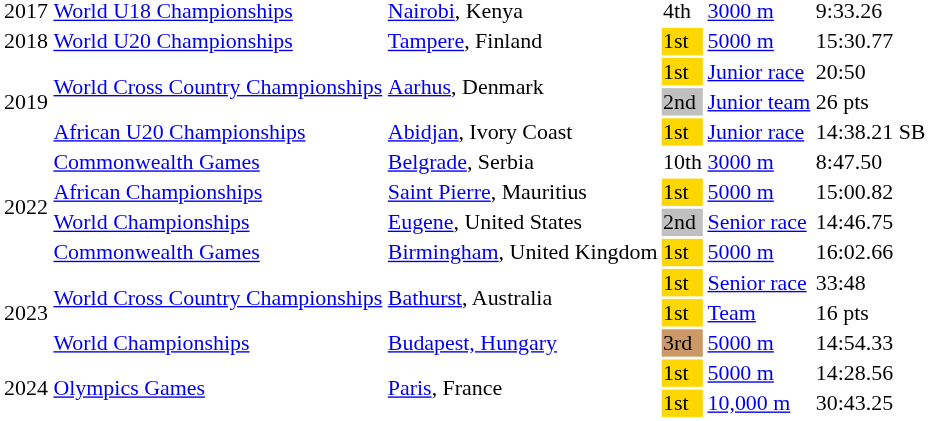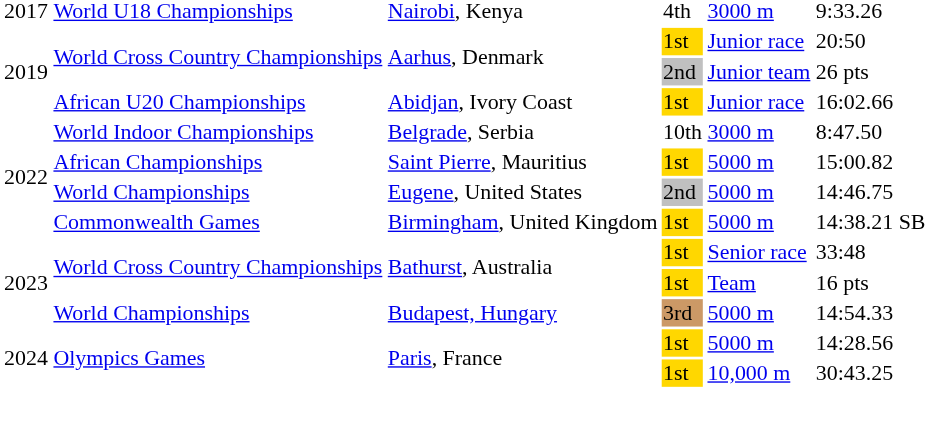- row: (465, 41)
(871, 131) 14:38.21 SB -> (855, 101) 16:02.66
(157, 161) Commonwealth Games -> (183, 131) World Indoor Championships
(757, 222) Senior race -> (741, 192) 5000 m
(855, 252) 16:02.66 -> (871, 222) 14:38.21 SB
